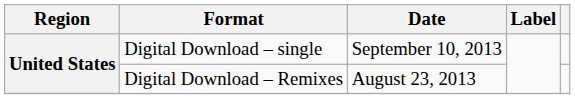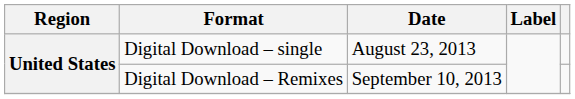(427, 49) September 10, 2013 -> (414, 49) August 23, 2013
(414, 78) August 23, 2013 -> (427, 78) September 10, 2013
